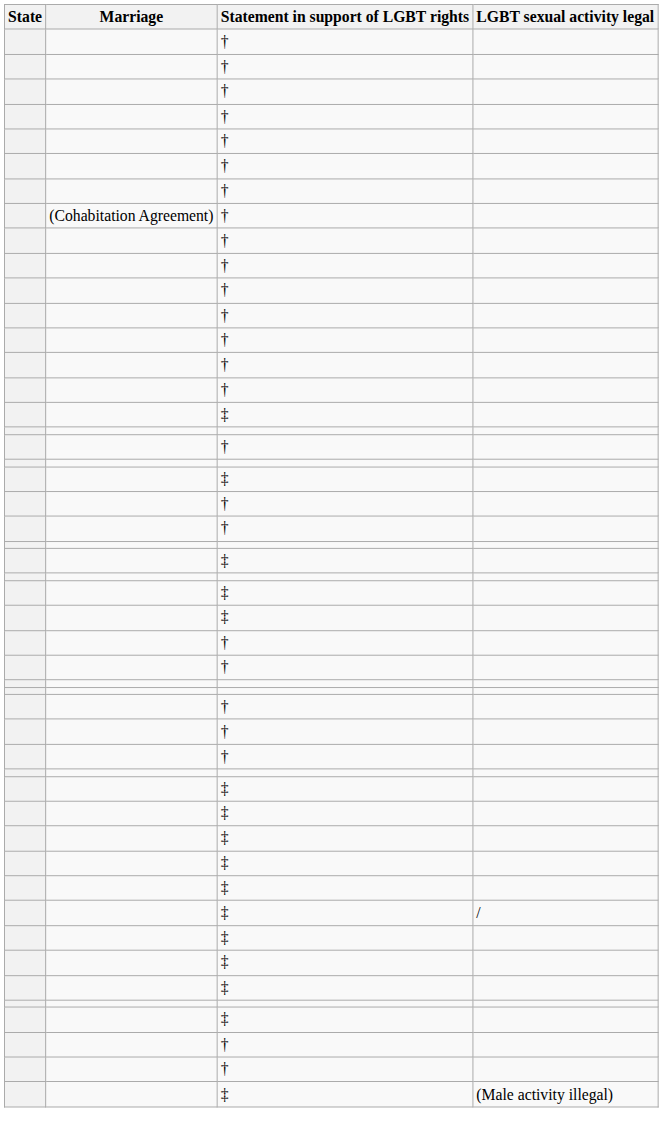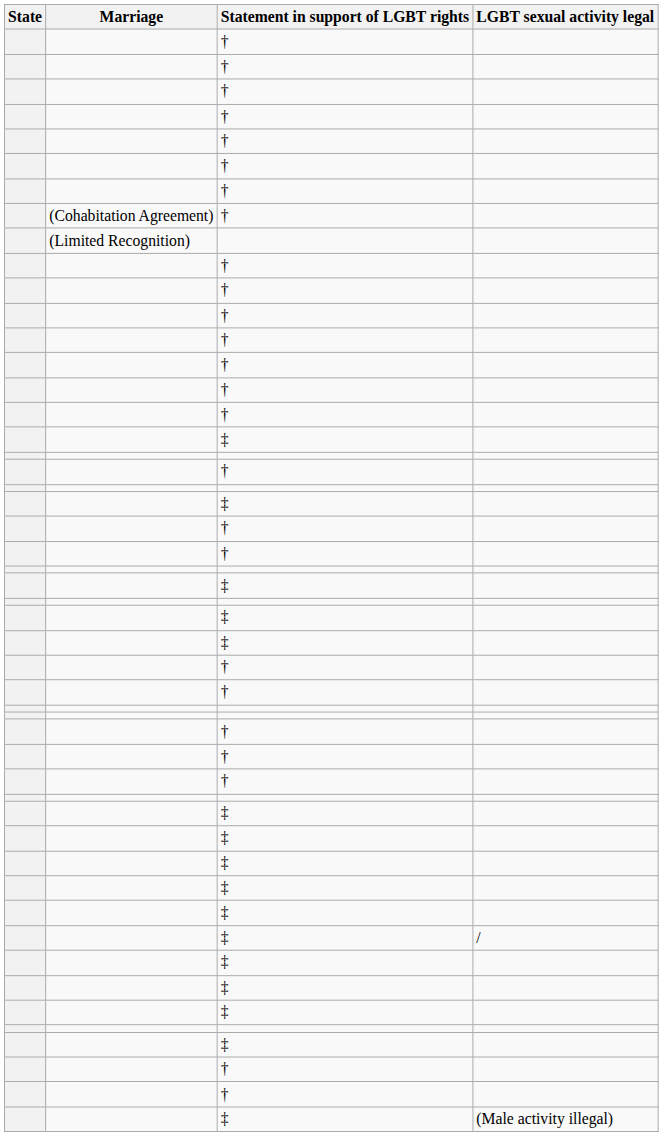+ row: (120, 240)
